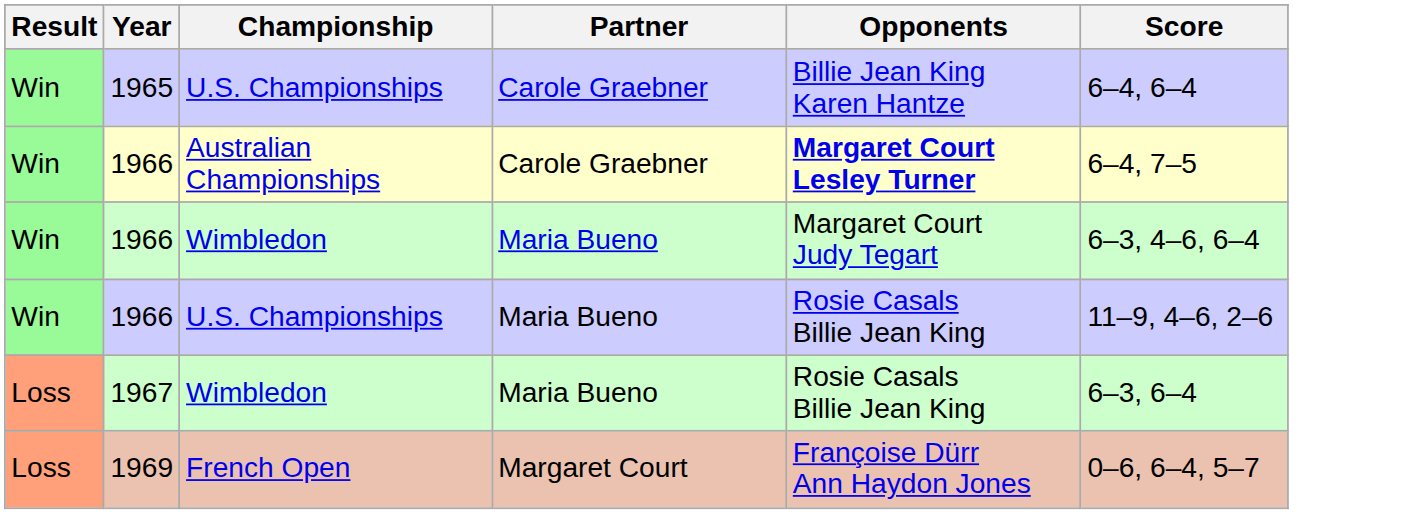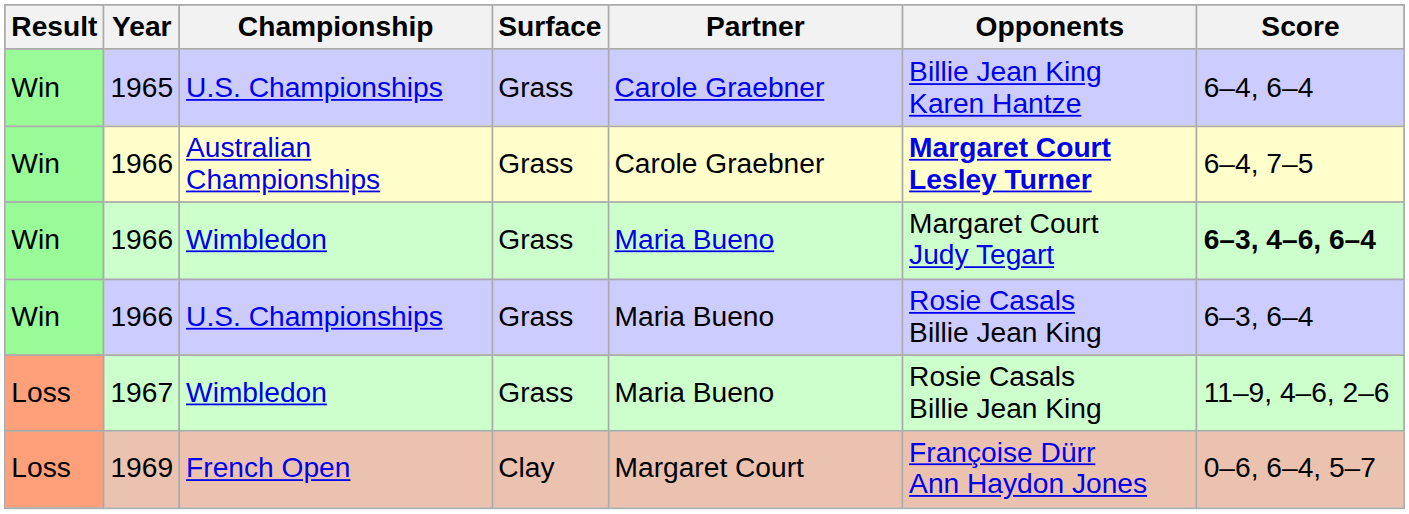+ column: (550, 26)
(1174, 240) normal -> (1290, 240) bold
(1180, 316) 11–9, 4–6, 2–6 -> (1258, 316) 6–3, 6–4
(1142, 392) 6–3, 6–4 -> (1297, 392) 11–9, 4–6, 2–6
